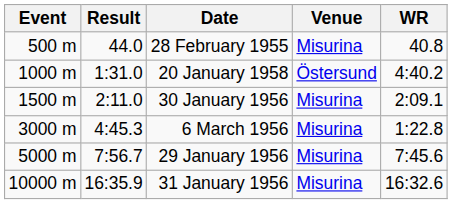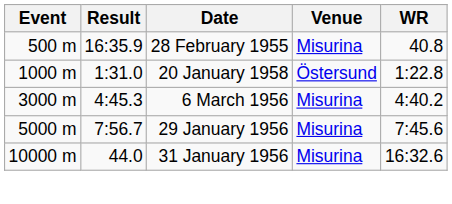(126, 45) 44.0 -> (114, 45) 16:35.9
(419, 73) 4:40.2 -> (419, 73) 1:22.8
- row: (223, 101)
(419, 128) 1:22.8 -> (419, 101) 4:40.2
(114, 184) 16:35.9 -> (126, 156) 44.0
